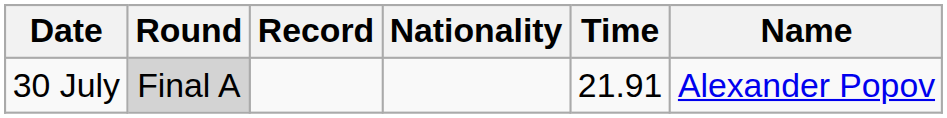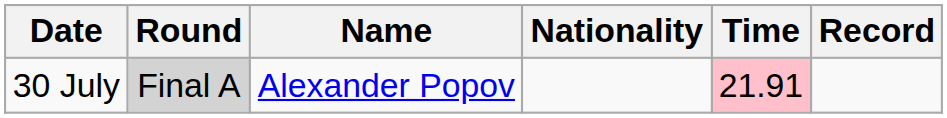columns swapped: (806, 31) <-> (316, 31)
(620, 84) no background -> (761, 84) pink background
